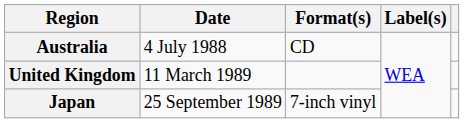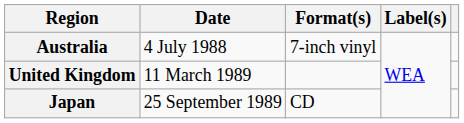(302, 46) CD -> (333, 46) 7-inch vinyl
(333, 103) 7-inch vinyl -> (302, 103) CD
